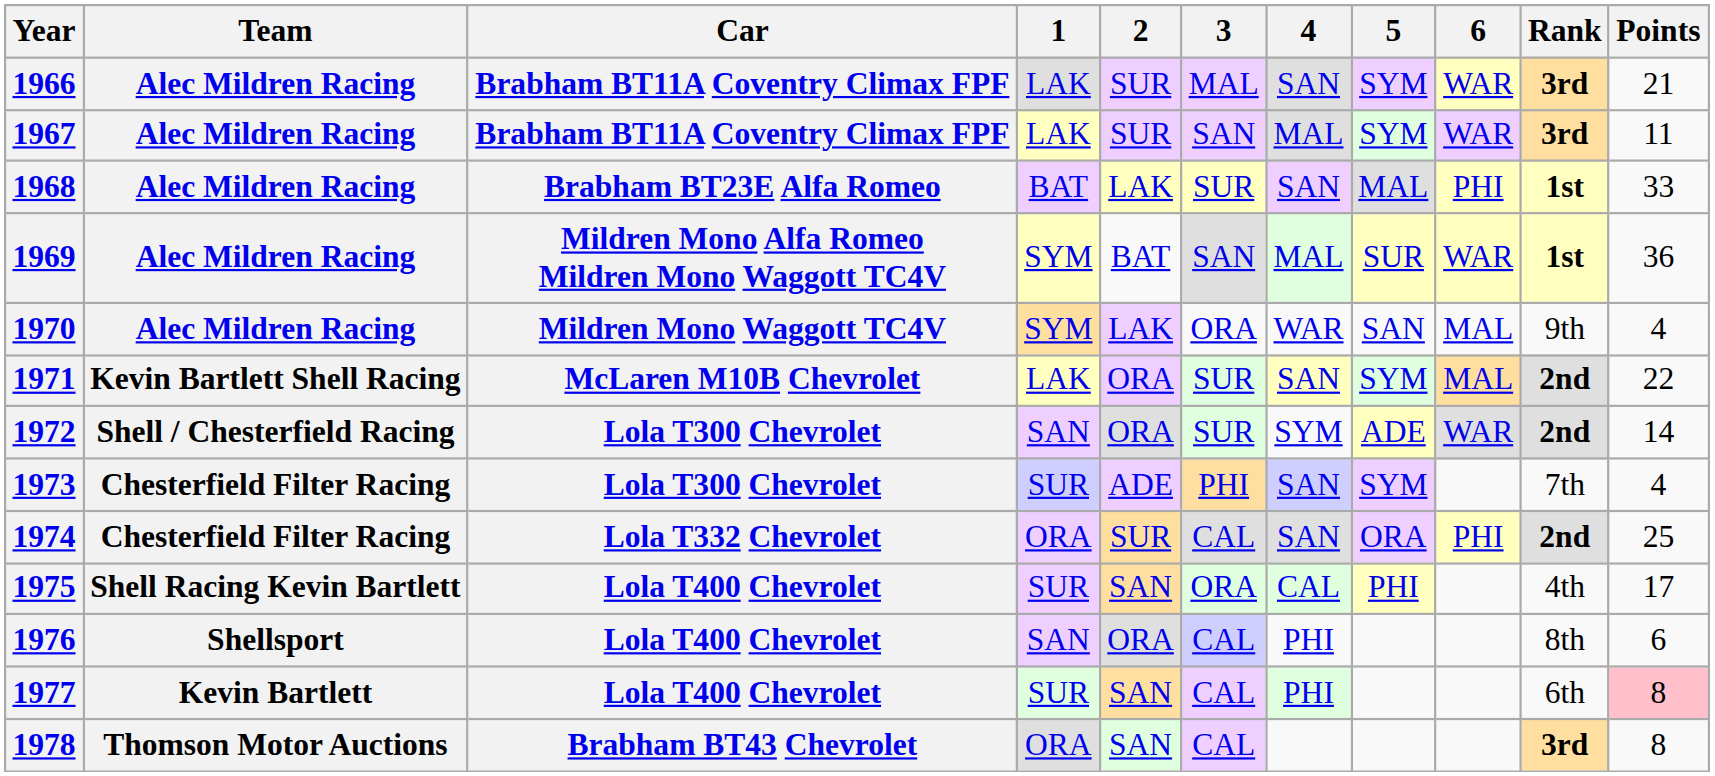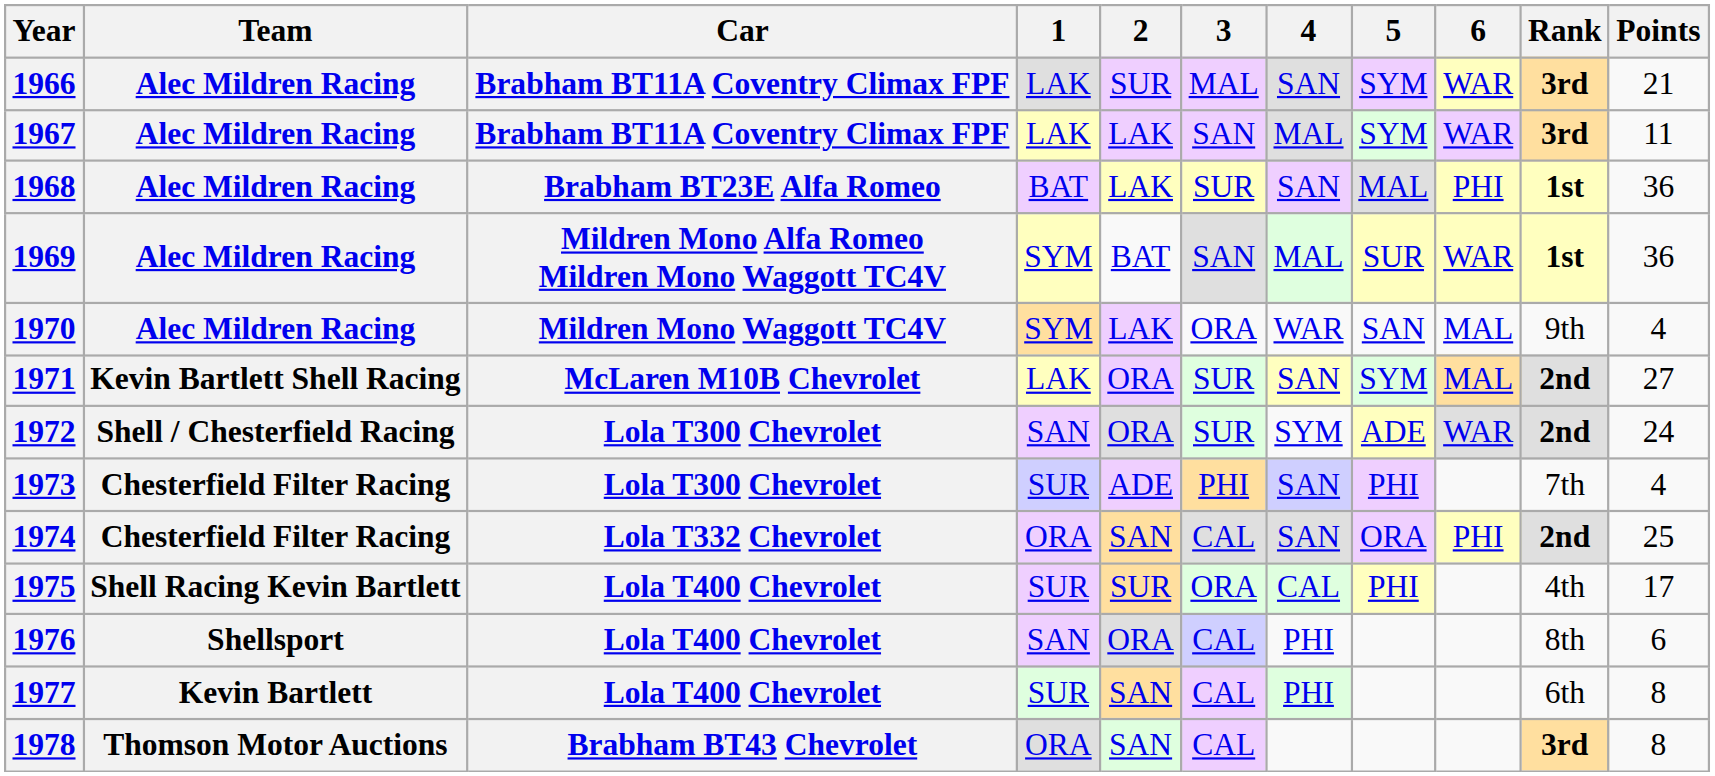(1141, 134) SUR -> (1141, 134) LAK
(1658, 186) 33 -> (1658, 186) 36
(1658, 380) 22 -> (1658, 380) 27
(1658, 432) 14 -> (1658, 432) 24
(1393, 484) SYM -> (1393, 484) PHI
(1141, 536) SUR -> (1141, 536) SAN
(1141, 588) SAN -> (1141, 588) SUR
(1658, 692) pink background -> (1658, 692) no background
